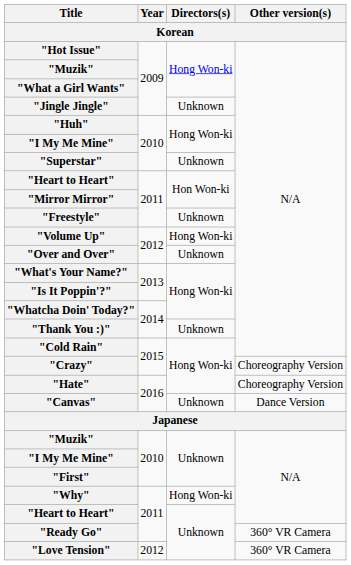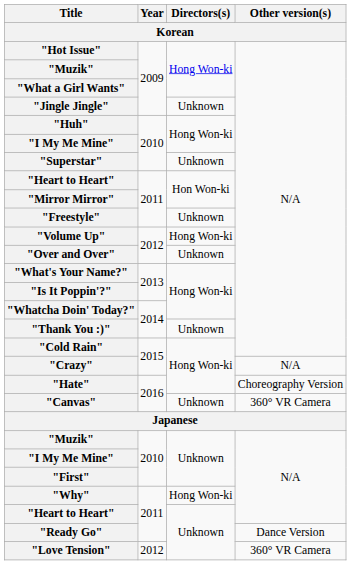(290, 365) Choreography Version -> (290, 365) N/A
(290, 402) Dance Version -> (290, 402) 360° VR Camera
(290, 532) 360° VR Camera -> (290, 532) Dance Version
